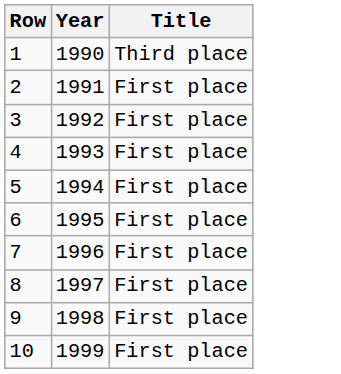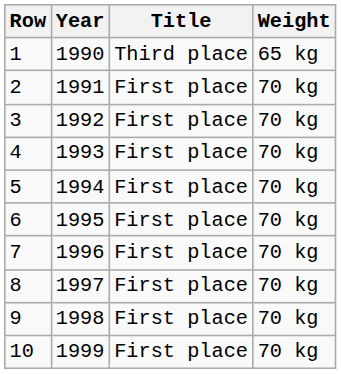+ column: (294, 21)
